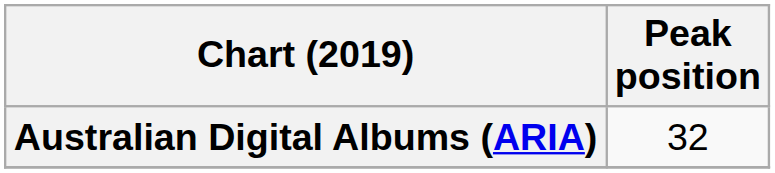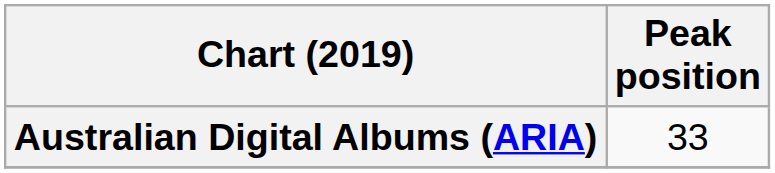(688, 136) 32 -> (688, 136) 33
